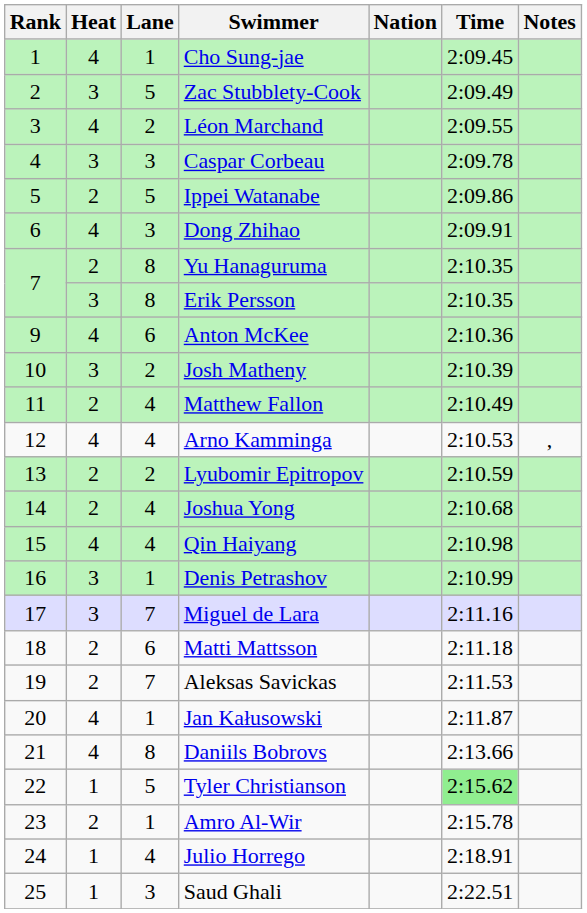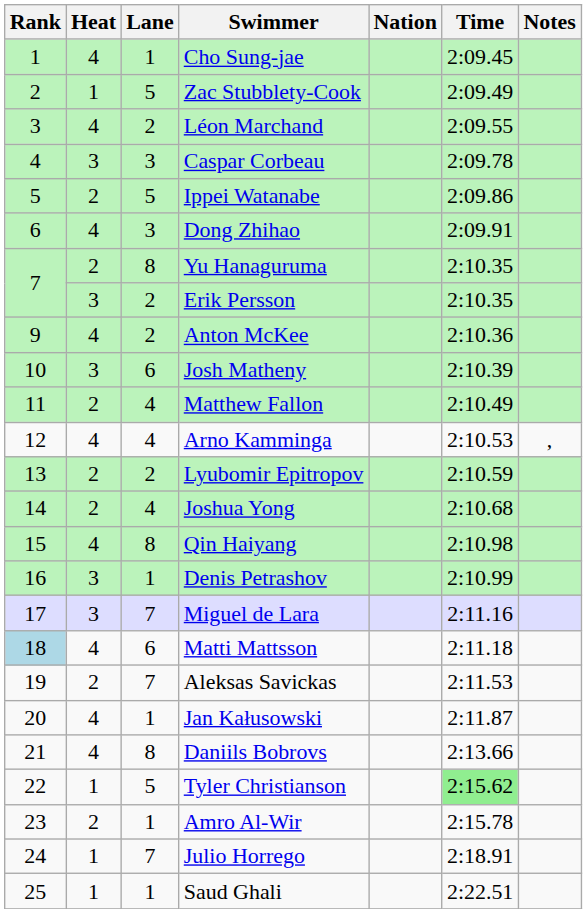(94, 91) 3 -> (94, 91) 1
(150, 299) 8 -> (150, 299) 2
(150, 334) 6 -> (150, 334) 2
(150, 369) 2 -> (150, 369) 6
(150, 543) 4 -> (150, 543) 8
(35, 647) no background -> (35, 647) lightblue background
(94, 647) 2 -> (94, 647) 4
(150, 856) 4 -> (150, 856) 7
(150, 890) 3 -> (150, 890) 1
